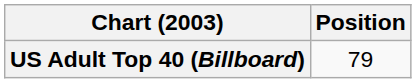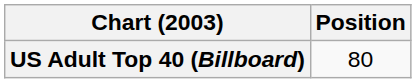(361, 58) 79 -> (361, 58) 80
